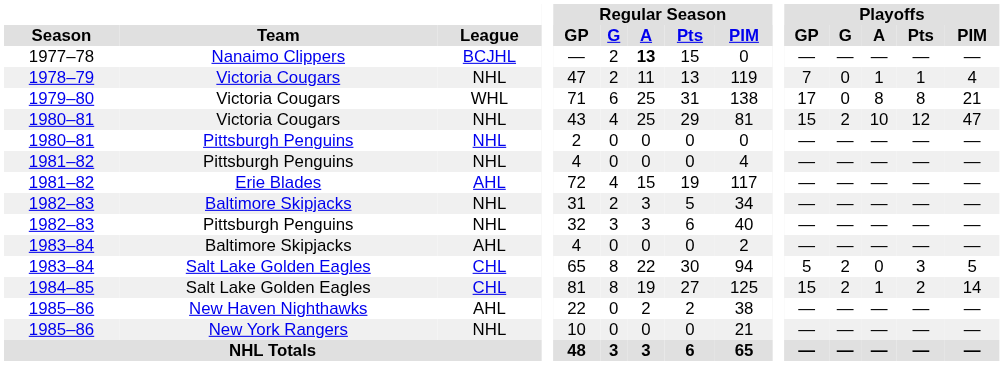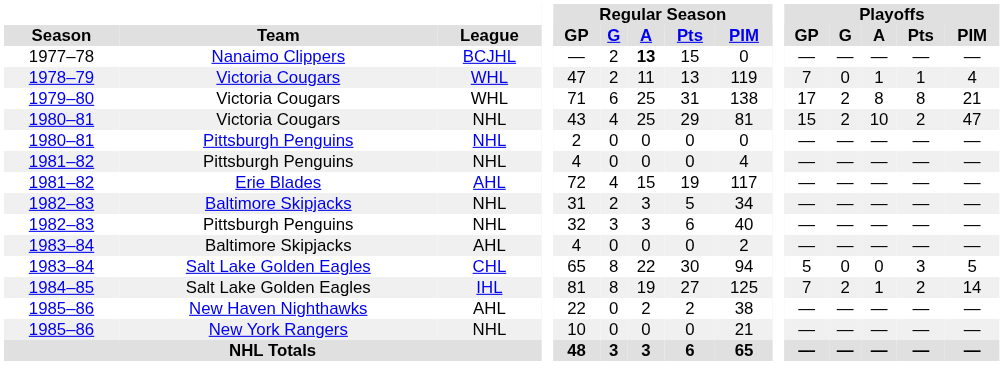(489, 77) NHL -> (489, 77) WHL
(845, 98) 0 -> (845, 98) 2
(921, 119) 12 -> (921, 119) 2
(845, 266) 2 -> (845, 266) 0
(489, 287) CHL -> (489, 287) IHL
(807, 287) 15 -> (807, 287) 7
